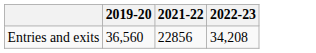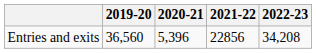+ column: (181, 15)
